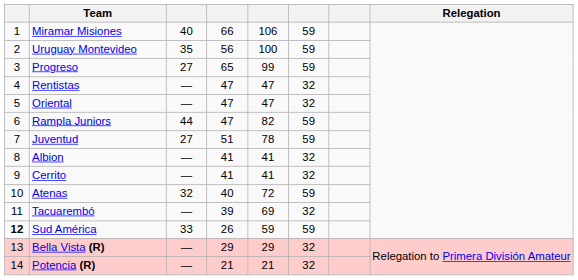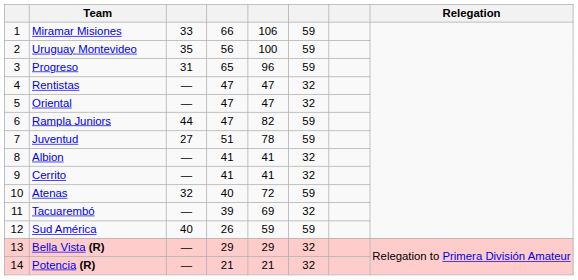(186, 31) 40 -> (186, 31) 33
(186, 67) 27 -> (186, 67) 31
(268, 67) 99 -> (268, 67) 96
(17, 229) bold -> (17, 229) normal
(186, 229) 33 -> (186, 229) 40
